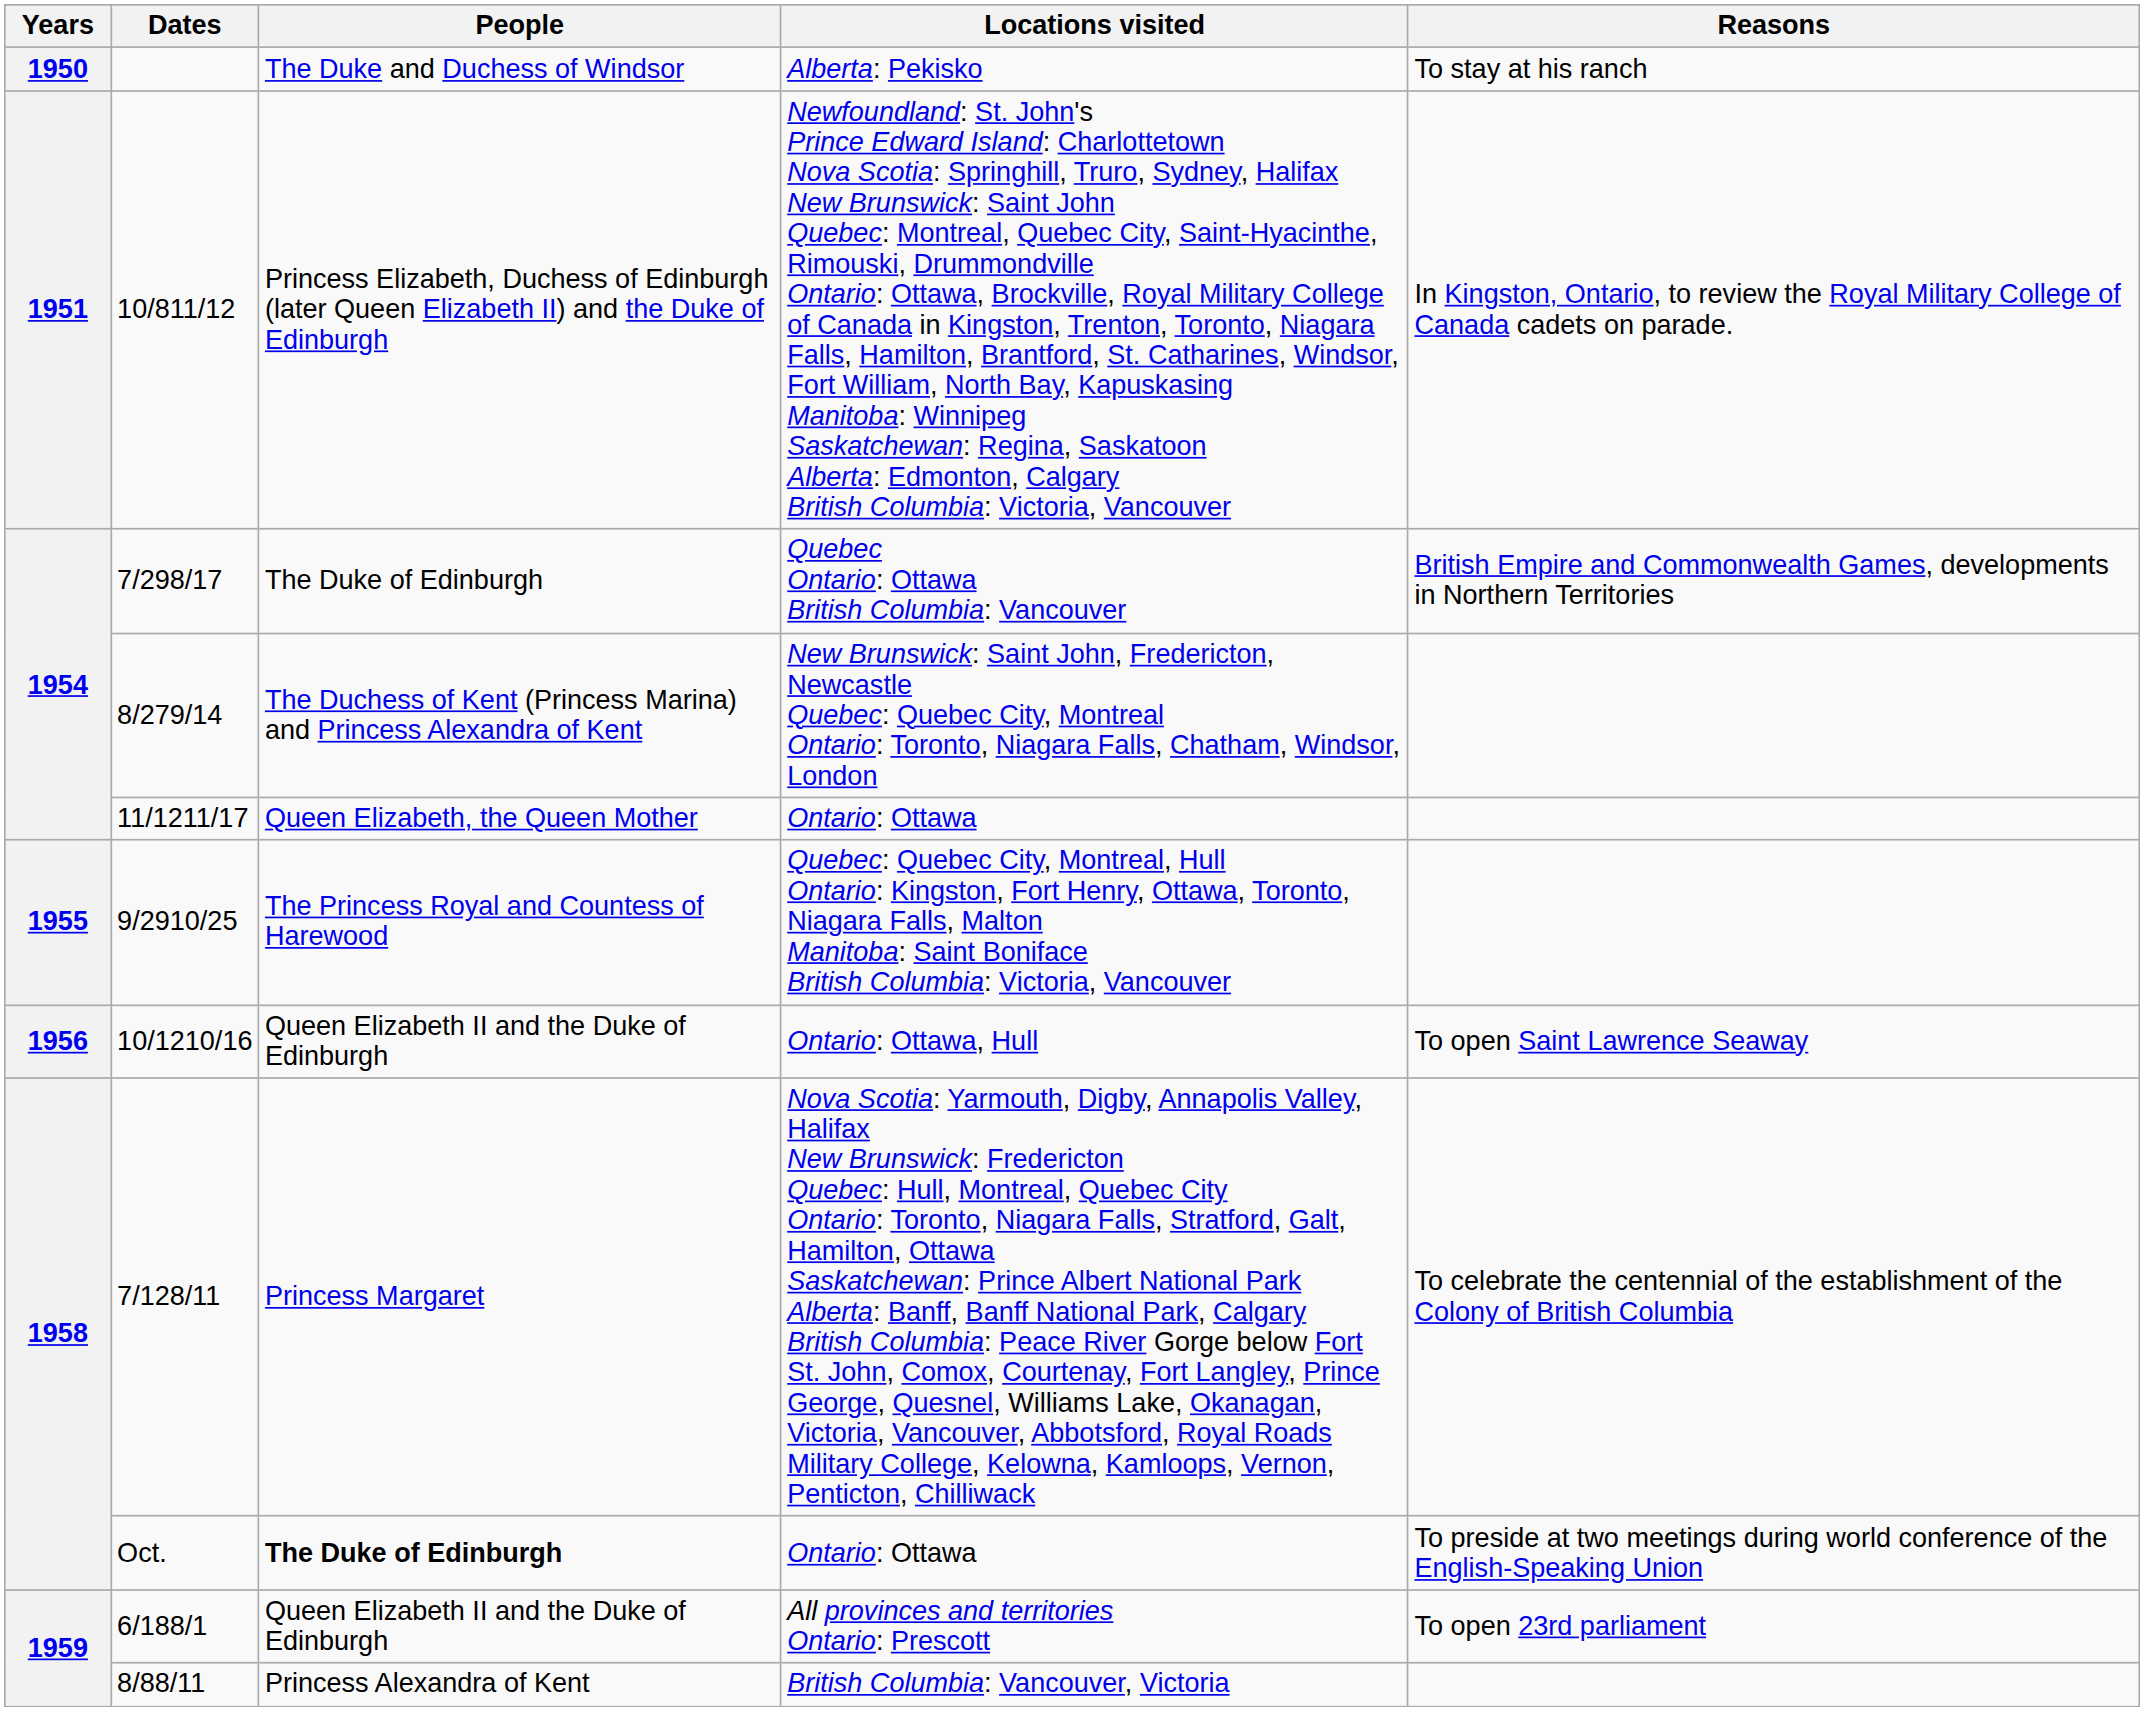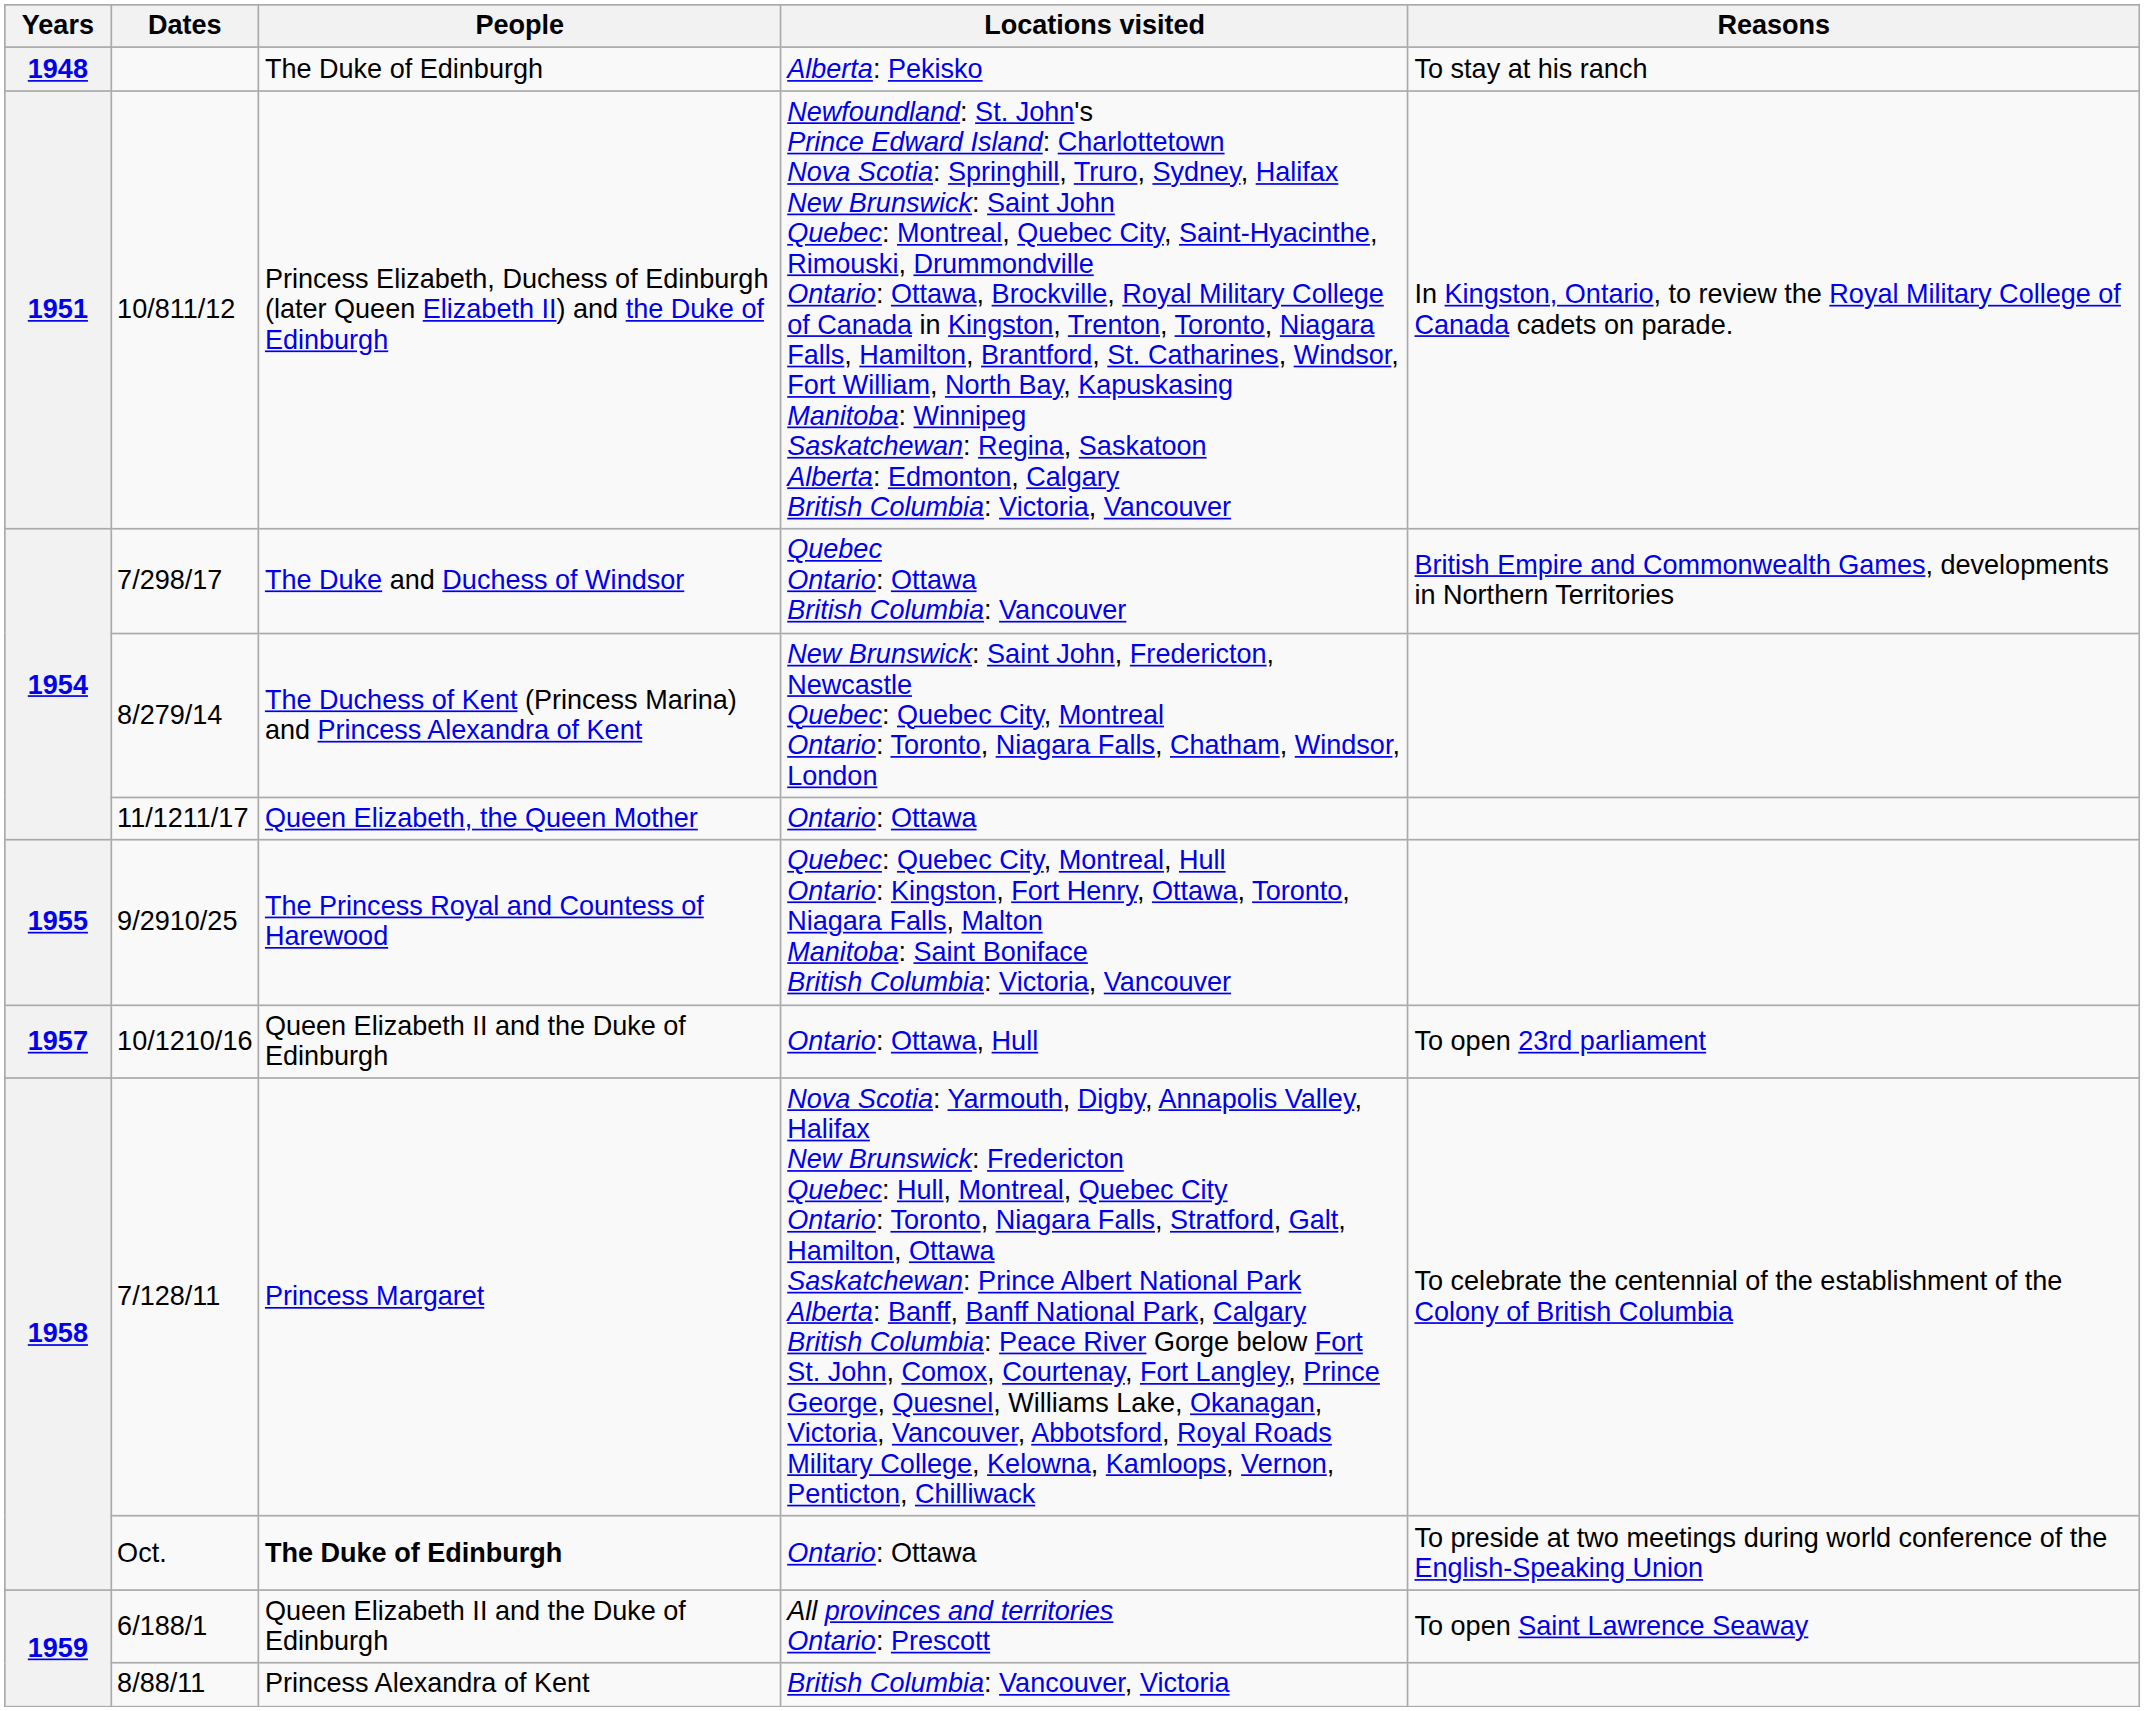(58, 68) 1950 -> (58, 68) 1948
(475, 68) The Duke and Duchess of Windsor -> (404, 68) The Duke of Edinburgh
(404, 580) The Duke of Edinburgh -> (475, 580) The Duke and Duchess of Windsor
(58, 1040) 1956 -> (58, 1040) 1957
(1611, 1040) To open Saint Lawrence Seaway -> (1560, 1040) To open 23rd parliament
(1560, 1625) To open 23rd parliament -> (1611, 1625) To open Saint Lawrence Seaway
